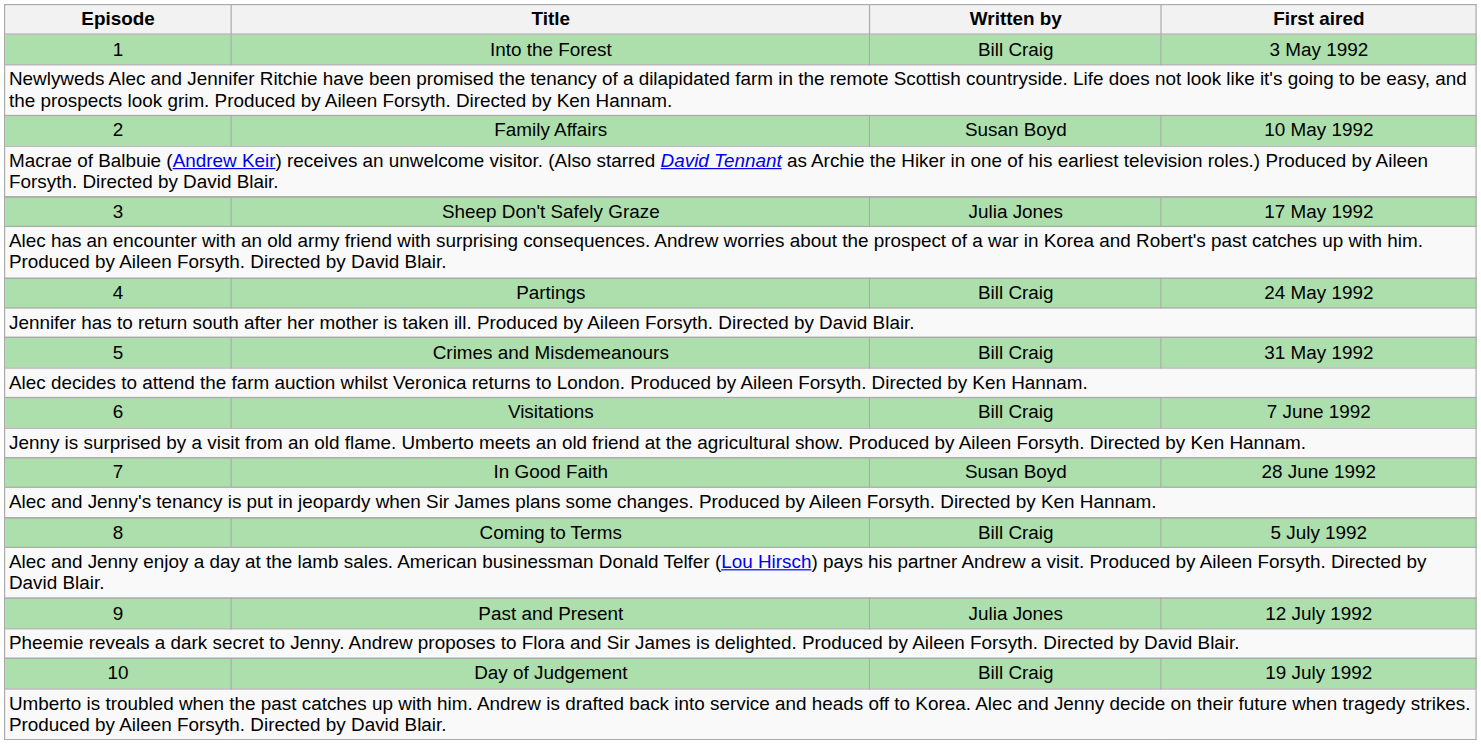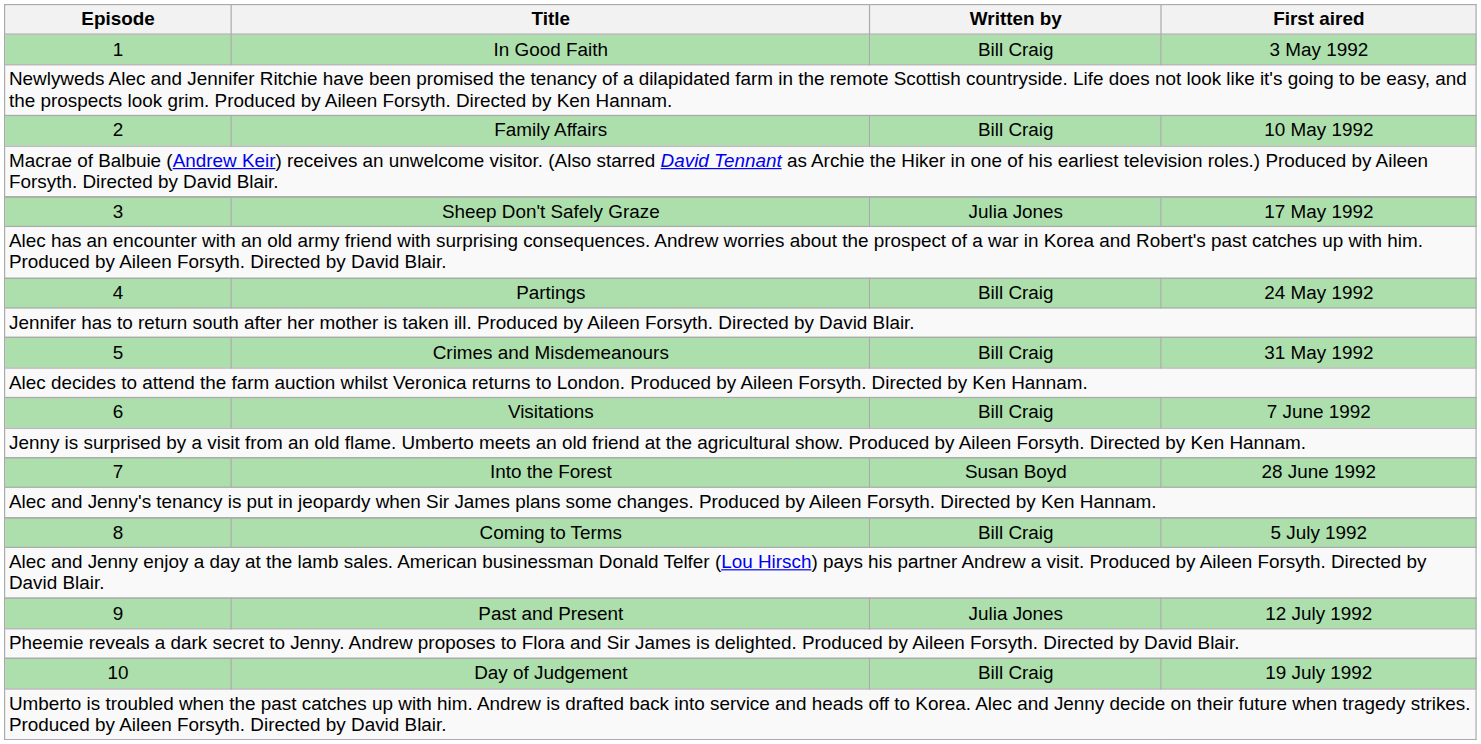(551, 49) Into the Forest -> (551, 49) In Good Faith
(1016, 130) Susan Boyd -> (1016, 130) Bill Craig
(551, 472) In Good Faith -> (551, 472) Into the Forest
